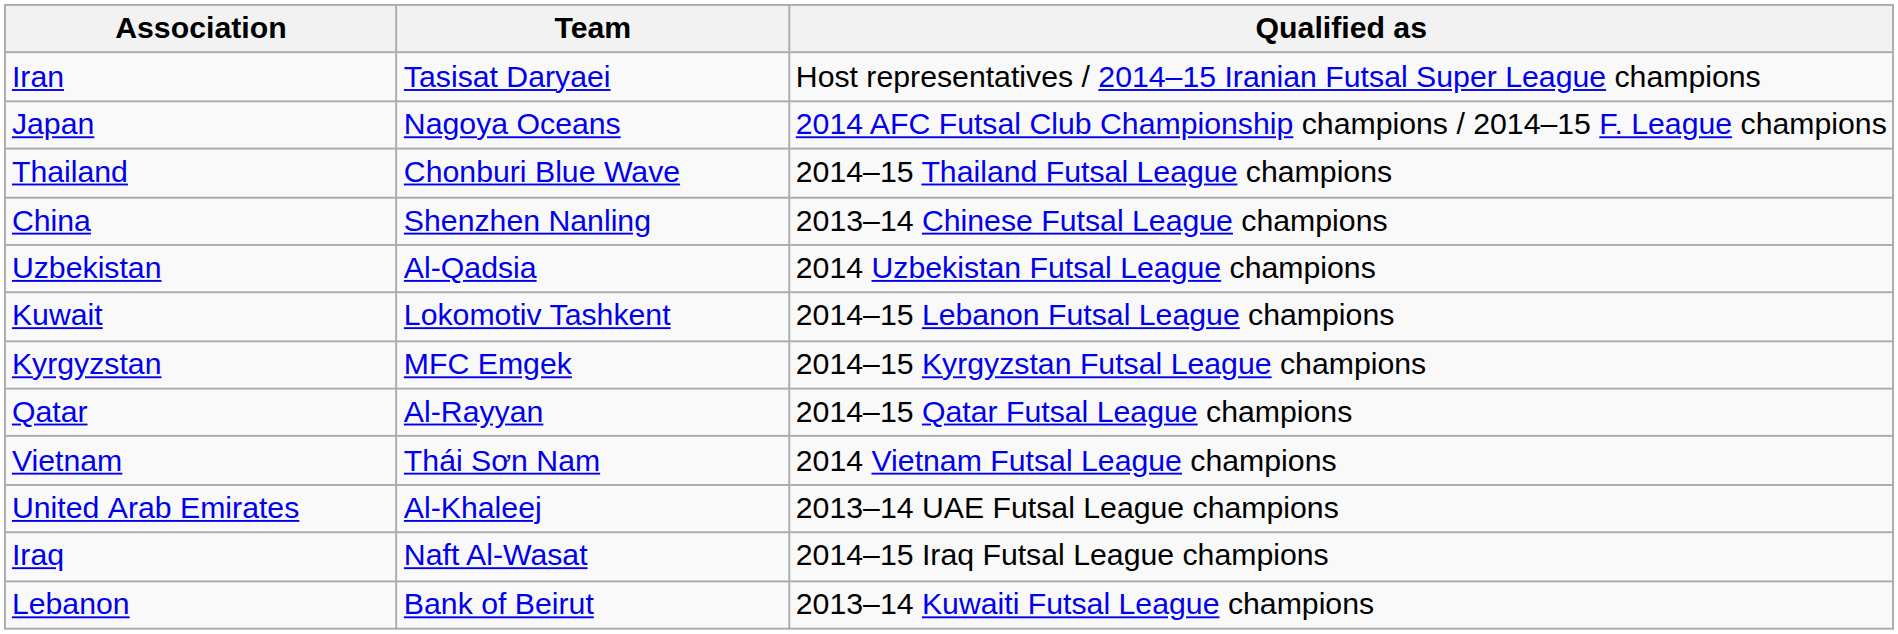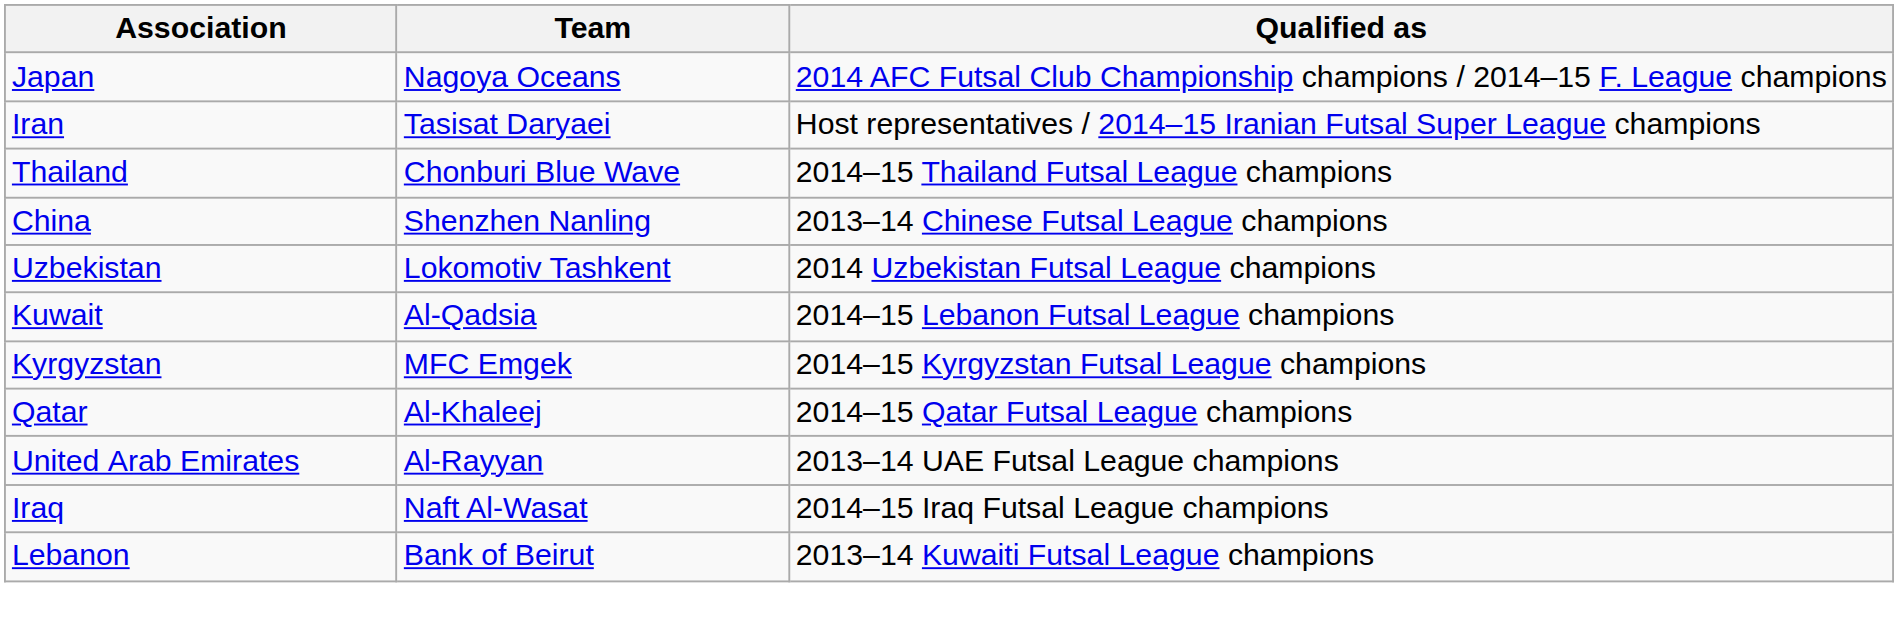rows swapped: (38, 76) <-> (53, 124)
(470, 268) Al-Qadsia -> (537, 268) Lokomotiv Tashkent
(537, 316) Lokomotiv Tashkent -> (470, 316) Al-Qadsia
(474, 412) Al-Rayyan -> (473, 412) Al-Khaleej
- row: (67, 460)
(473, 508) Al-Khaleej -> (474, 460) Al-Rayyan
